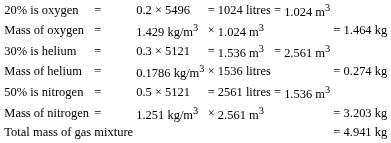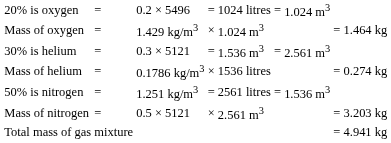(163, 92) 0.5 × 5121 -> (167, 92) 1.251 kg/m3
(167, 112) 1.251 kg/m3 -> (163, 112) 0.5 × 5121
